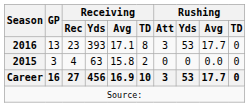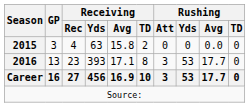rows swapped: (25, 61) <-> (25, 45)
